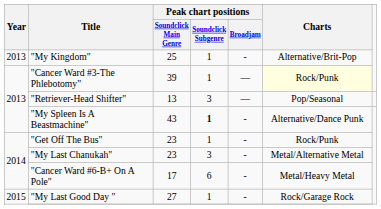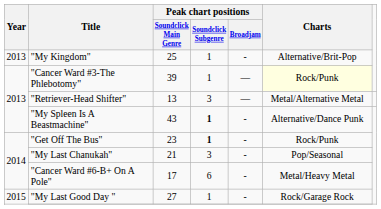(317, 99) Pop/Seasonal -> (317, 99) Metal/Alternative Metal
(209, 140) normal -> (209, 140) bold
(172, 155) 23 -> (172, 155) 21
(317, 155) Metal/Alternative Metal -> (317, 155) Pop/Seasonal
